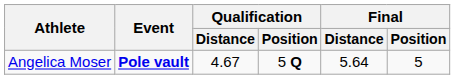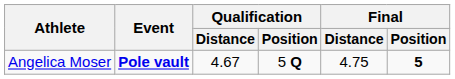(354, 63) 5.64 -> (354, 63) 4.75
(418, 63) normal -> (418, 63) bold
